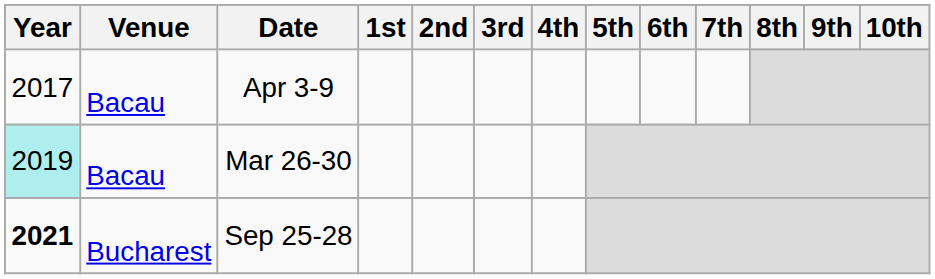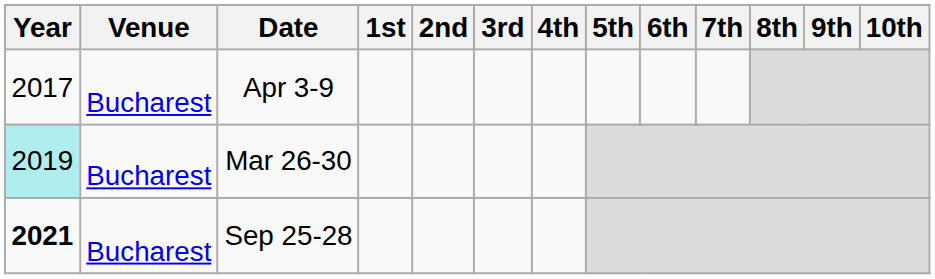(126, 102) Bacau -> (149, 102) Bucharest
(126, 177) Bacau -> (149, 177) Bucharest
